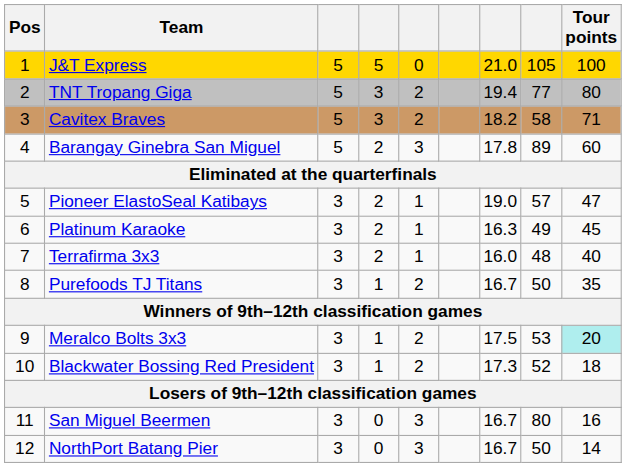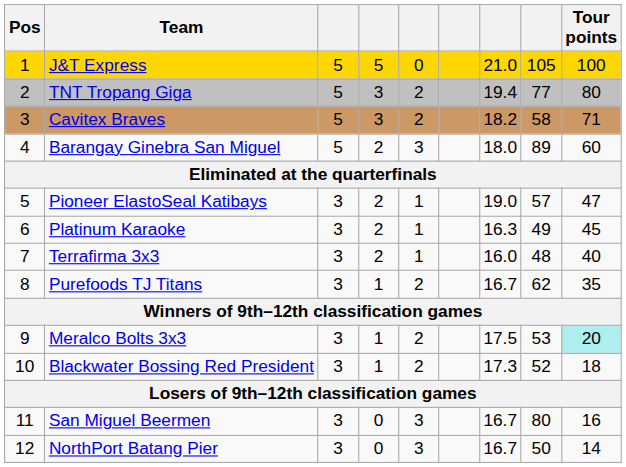(500, 147) 17.8 -> (500, 147) 18.0
(541, 284) 50 -> (541, 284) 62
